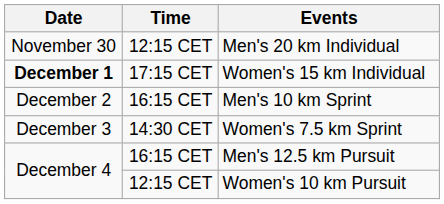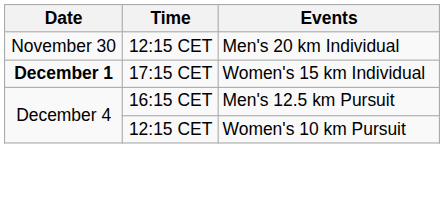- row: (297, 101)
- row: (312, 128)
